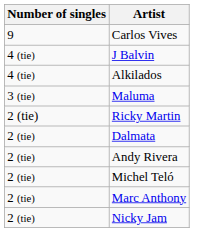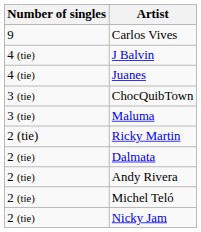- row: (137, 75)
+ row: (129, 75)
+ row: (153, 95)
- row: (149, 197)
